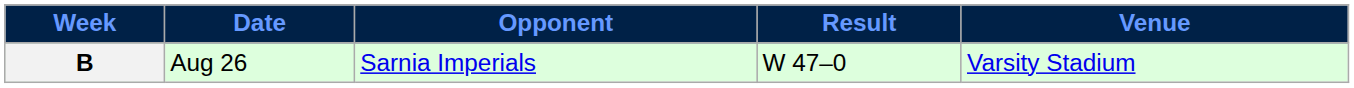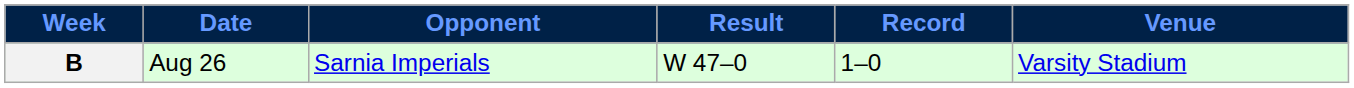+ column: (924, 23)
